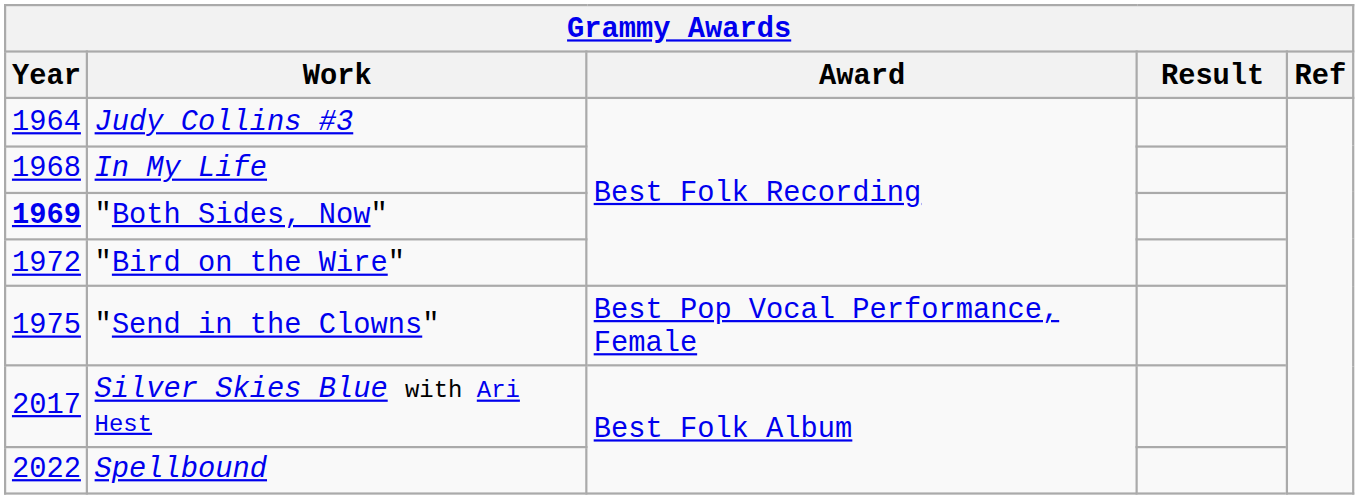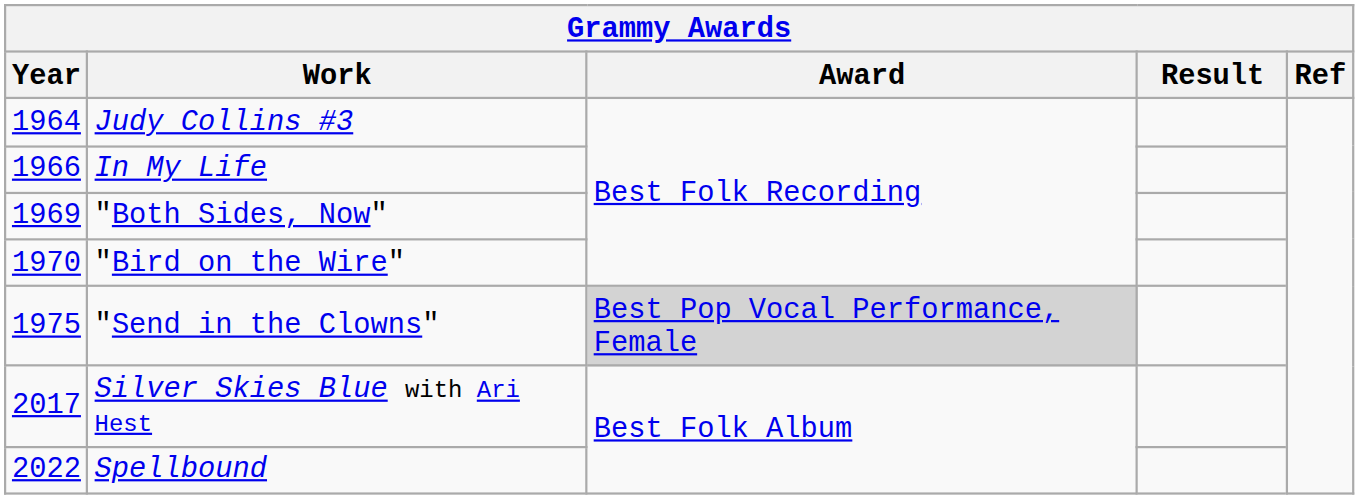(46, 169) 1968 -> (46, 169) 1966
(46, 216) bold -> (46, 216) normal
(46, 263) 1972 -> (46, 263) 1970
(826, 326) no background -> (826, 326) lightgrey background
